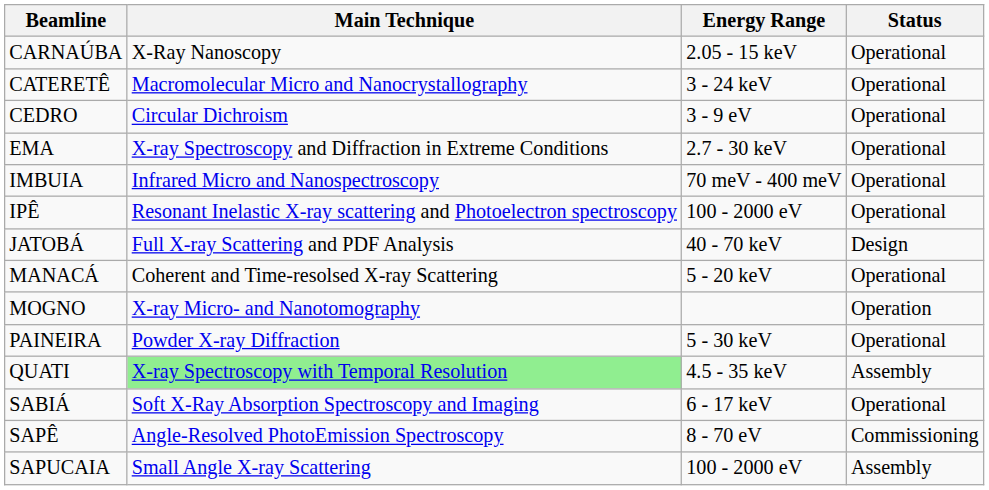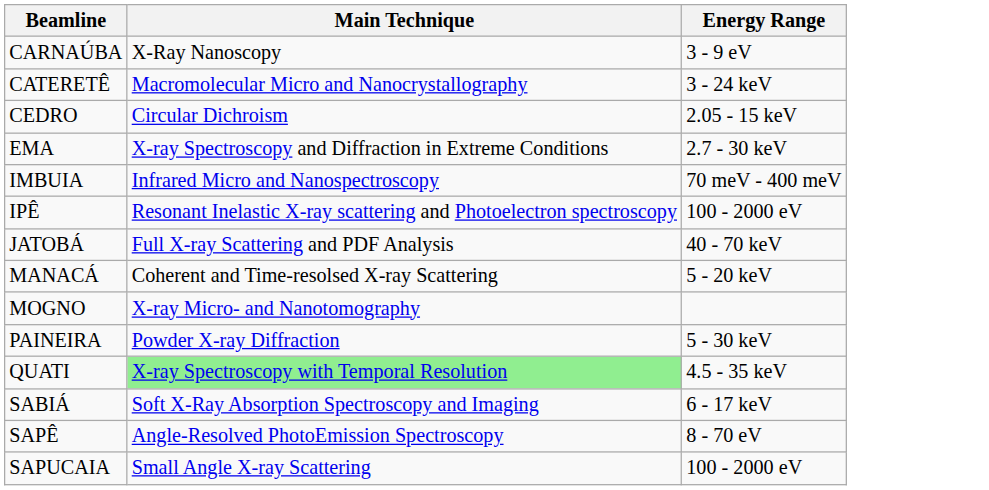- column: (915, 20)
(742, 52) 2.05 - 15 keV -> (719, 52) 3 - 9 eV
(719, 116) 3 - 9 eV -> (742, 116) 2.05 - 15 keV
